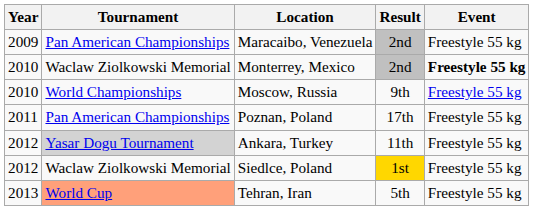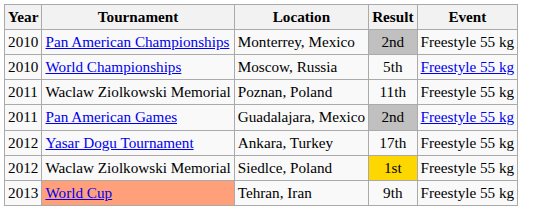- row: (305, 42)
(138, 67) Waclaw Ziolkowski Memorial -> (137, 42) Pan American Championships
(477, 67) bold -> (467, 42) normal
(400, 92) 9th -> (393, 67) 5th
(137, 117) Pan American Championships -> (138, 92) Waclaw Ziolkowski Memorial
(400, 117) 17th -> (393, 92) 11th
+ row: (301, 117)
(120, 142) lightgrey background -> (120, 142) no background
(400, 142) 11th -> (393, 142) 17th
(400, 192) 5th -> (393, 192) 9th
